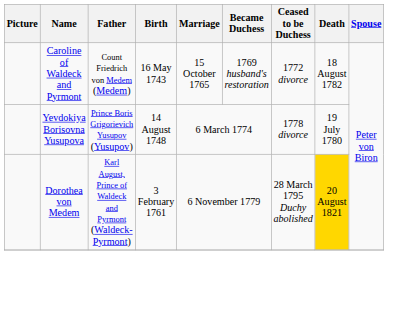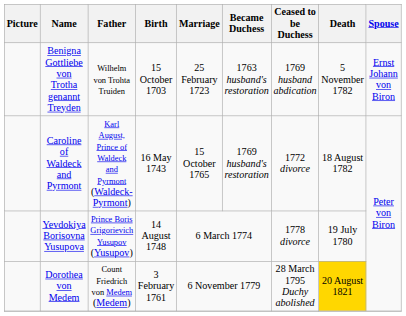+ row: (64, 79)
(112, 74) Count Friedrich von Medem (Medem) -> (112, 164) Karl August, Prince of Waldeck and Pyrmont (Waldeck-Pyrmont)
(112, 202) Karl August, Prince of Waldeck and Pyrmont (Waldeck-Pyrmont) -> (112, 286) Count Friedrich von Medem (Medem)
